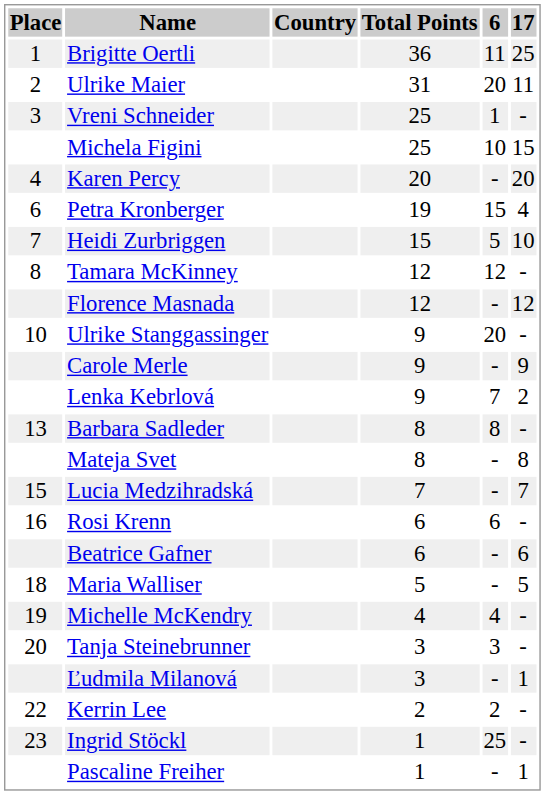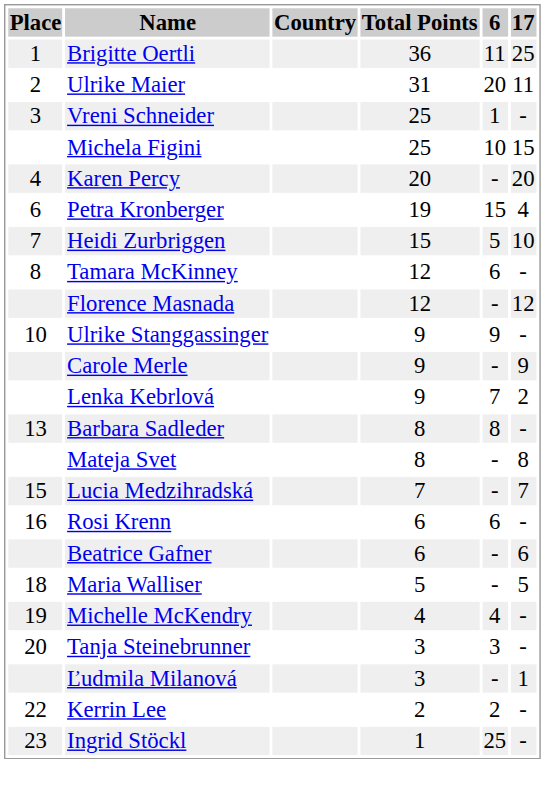(495, 272) 12 -> (495, 272) 6
(495, 334) 20 -> (495, 334) 9
- row: (146, 772)
